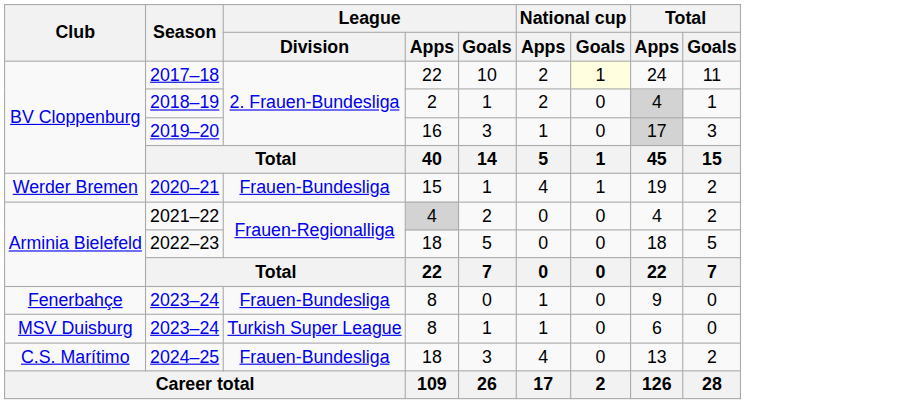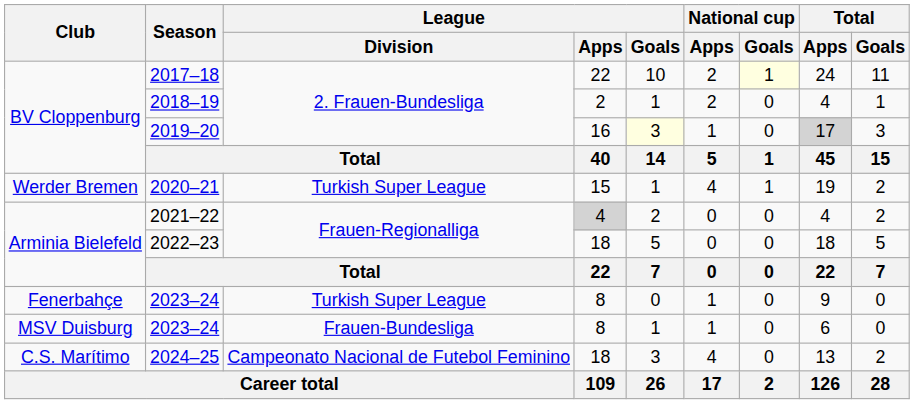(657, 103) lightgrey background -> (825, 103) no background
(487, 131) no background -> (655, 131) lightyellow background
(314, 187) Frauen-Bundesliga -> (399, 187) Turkish Super League
(314, 300) Frauen-Bundesliga -> (399, 300) Turkish Super League
(314, 328) Turkish Super League -> (399, 328) Frauen-Bundesliga
(314, 356) Frauen-Bundesliga -> (399, 356) Campeonato Nacional de Futebol Feminino
